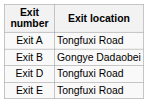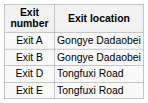(90, 40) Tongfuxi Road -> (99, 40) Gongye Dadaobei
